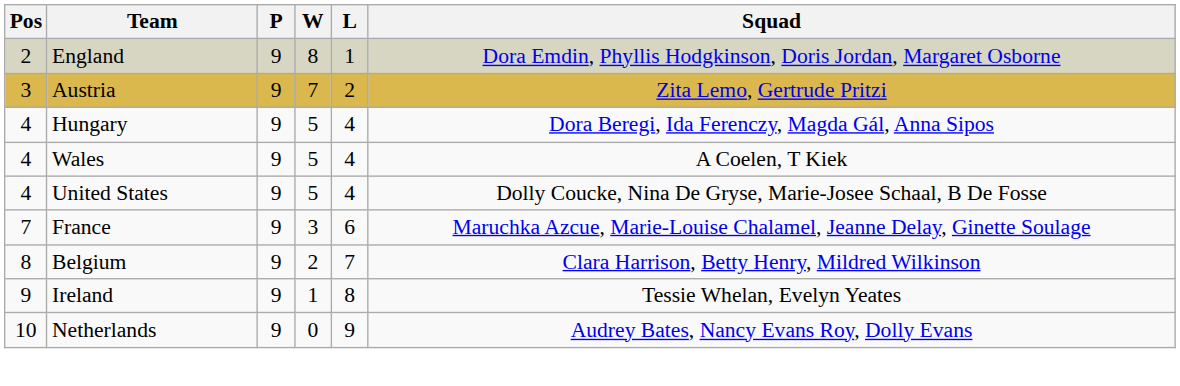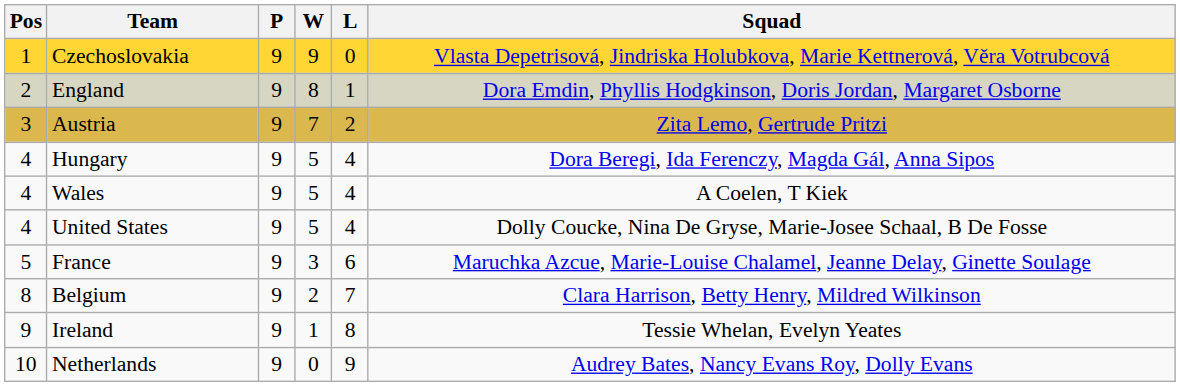+ row: (120, 55)
(26, 227) 7 -> (26, 261) 5
